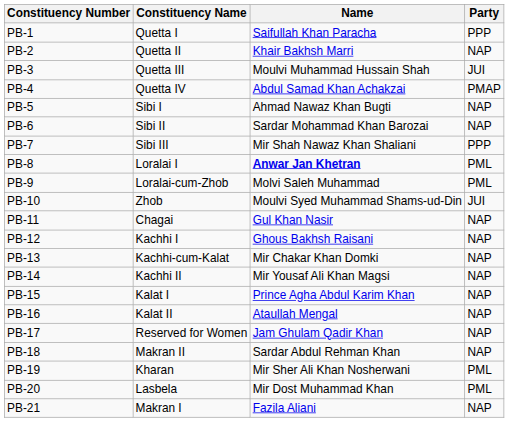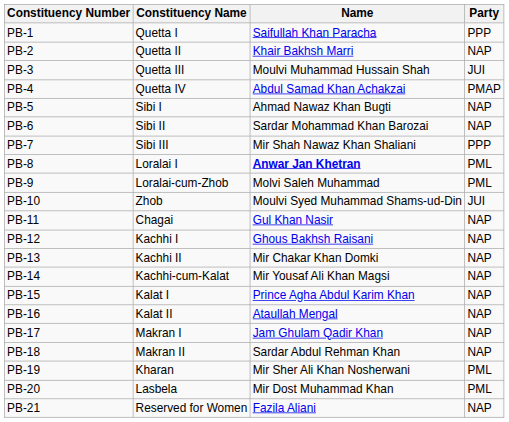(182, 257) Kachhi-cum-Kalat -> (159, 257) Kachhi II
(159, 276) Kachhi II -> (182, 276) Kachhi-cum-Kalat
(191, 333) Reserved for Women -> (159, 333) Makran I
(159, 408) Makran I -> (191, 408) Reserved for Women
